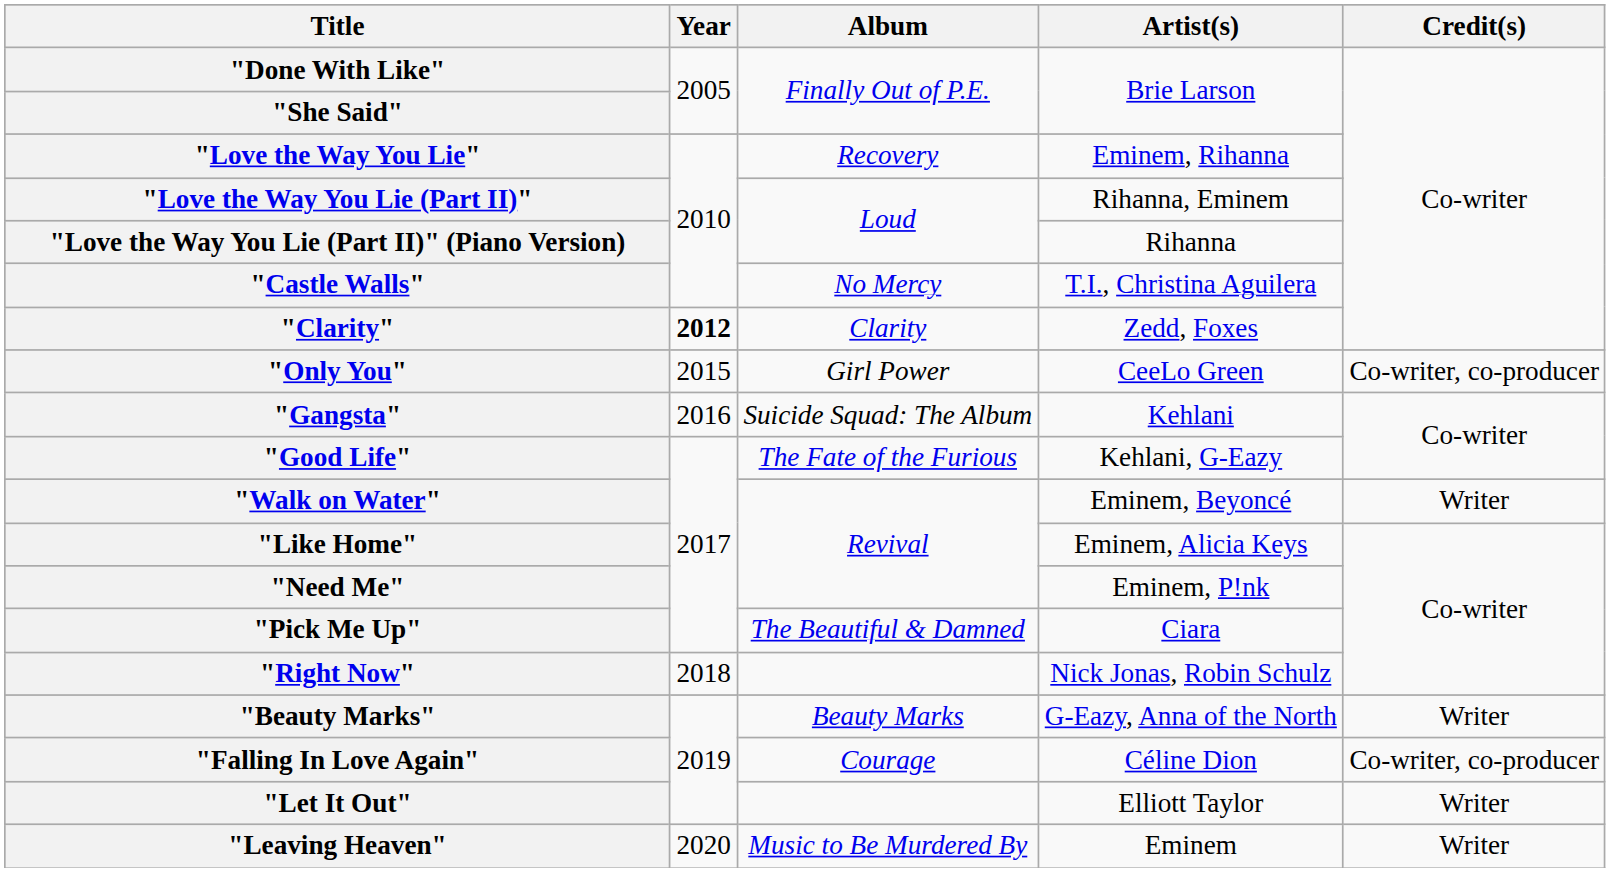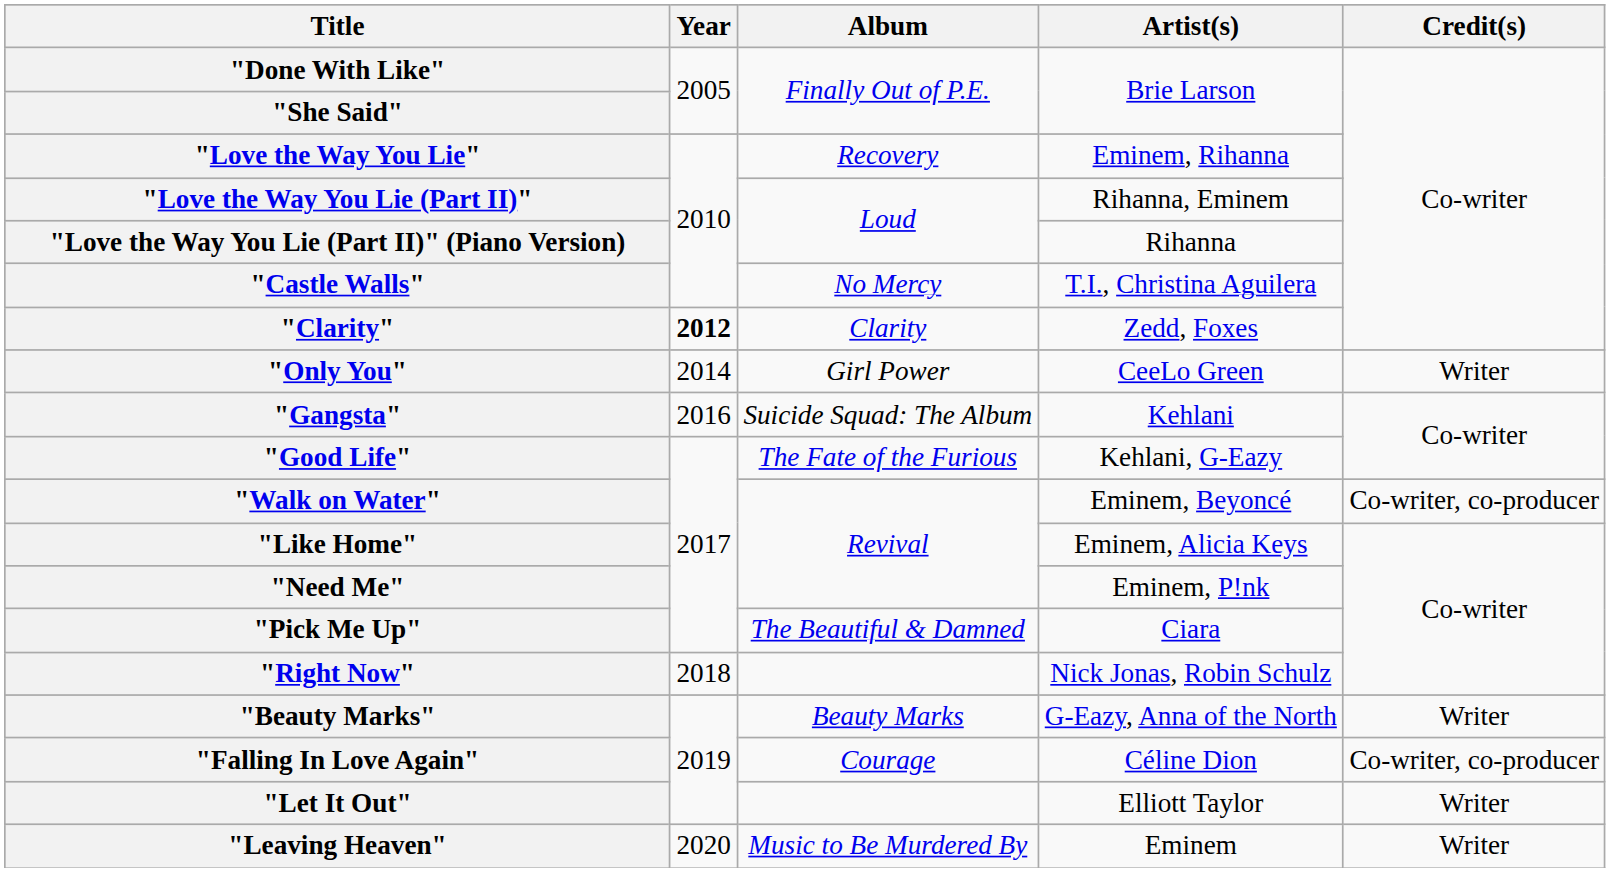(704, 371) 2015 -> (704, 371) 2014
(1474, 371) Co-writer, co-producer -> (1474, 371) Writer
(1474, 500) Writer -> (1474, 500) Co-writer, co-producer
